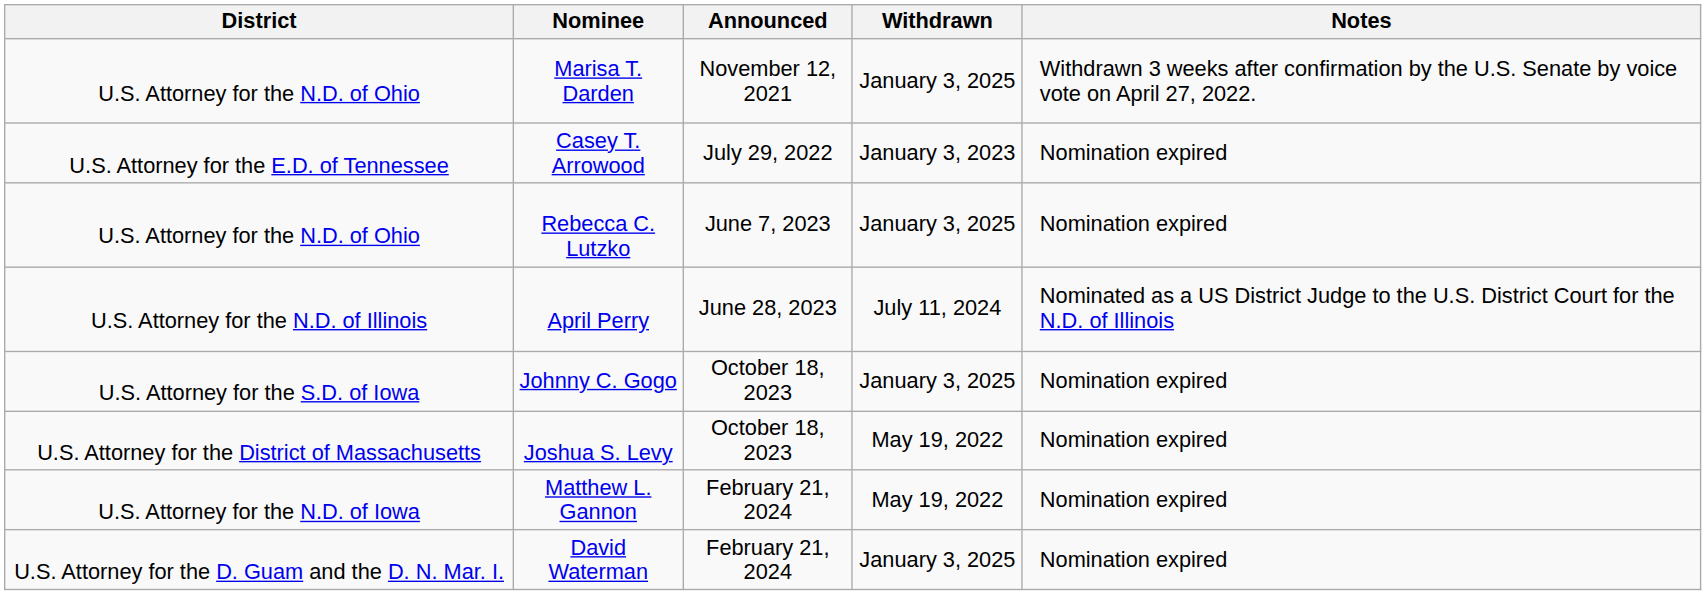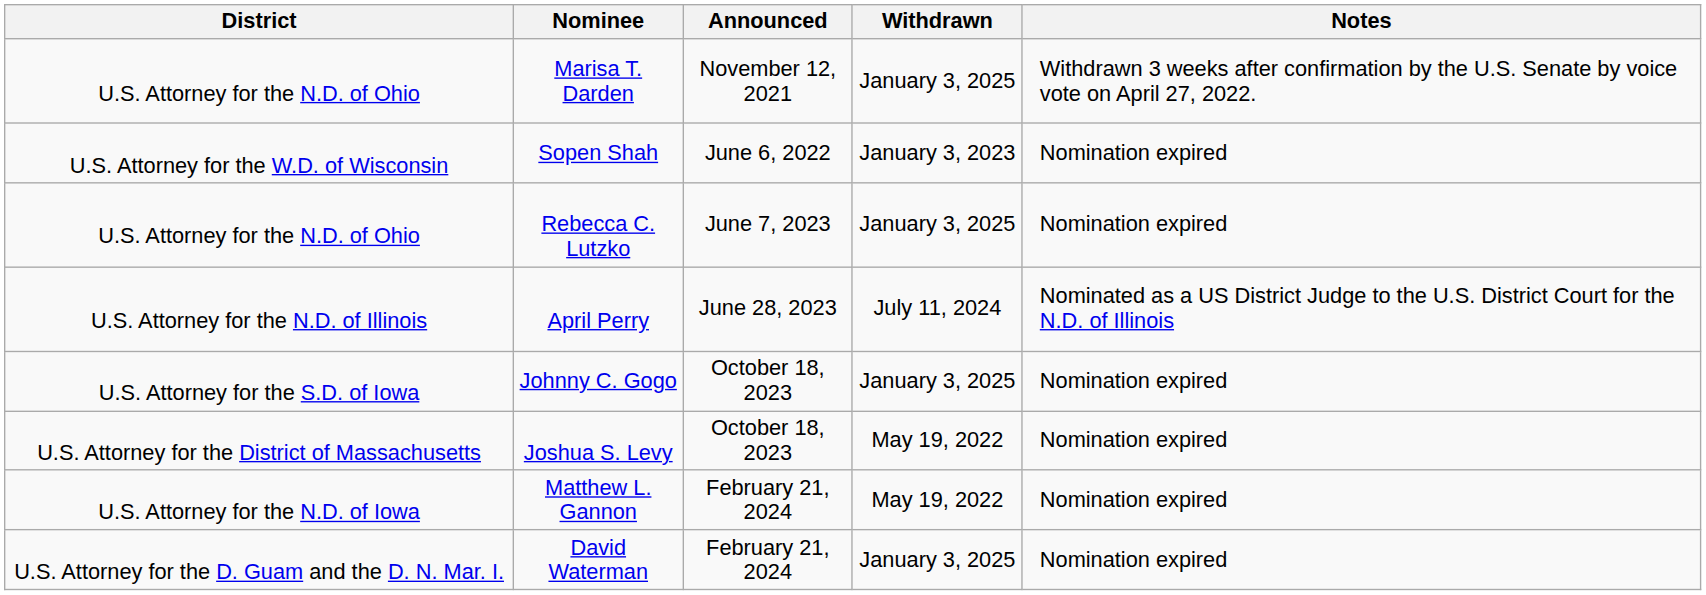+ row: (598, 153)
- row: (598, 153)
